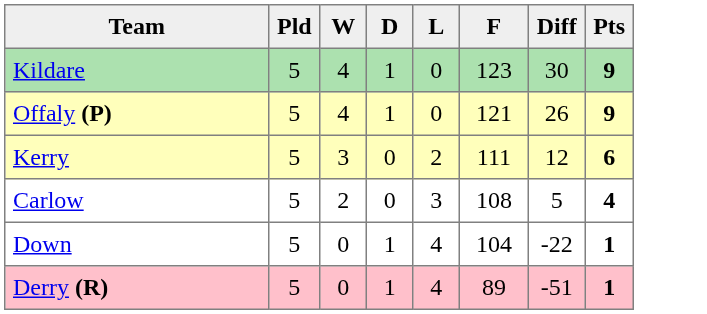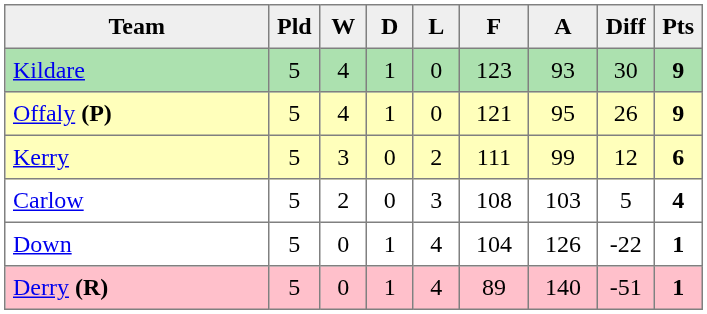+ column: (563, 26)
